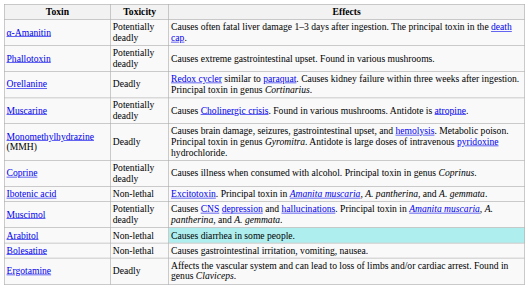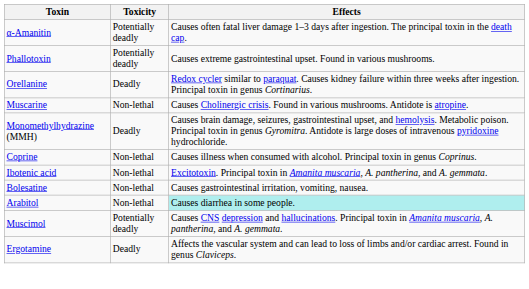(134, 110) Potentially deadly -> (133, 105) Non-lethal
(134, 173) Potentially deadly -> (133, 157) Non-lethal
rows swapped: (26, 214) <-> (27, 250)
